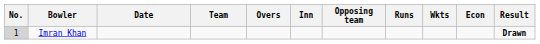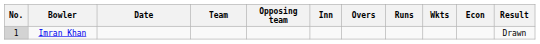columns swapped: (354, 15) <-> (268, 15)
(514, 33) bold -> (514, 33) normal
